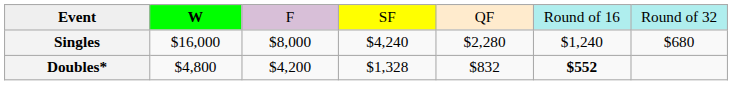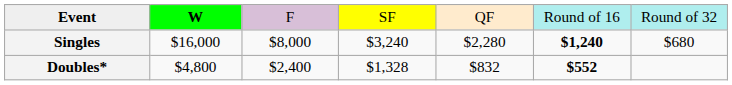(387, 42) $4,240 -> (387, 42) $3,240
(582, 42) normal -> (582, 42) bold
(290, 67) $4,200 -> (290, 67) $2,400
